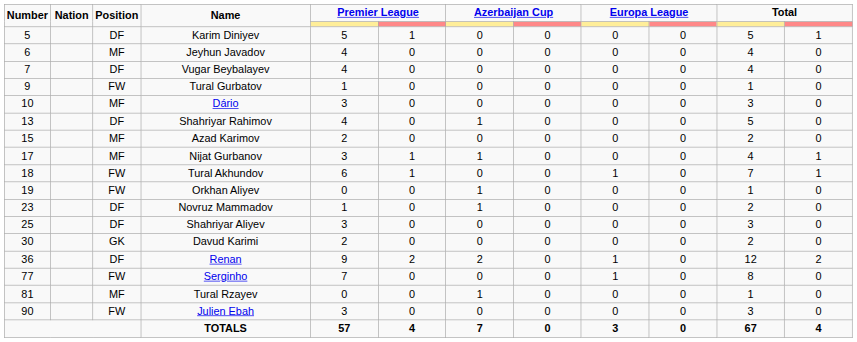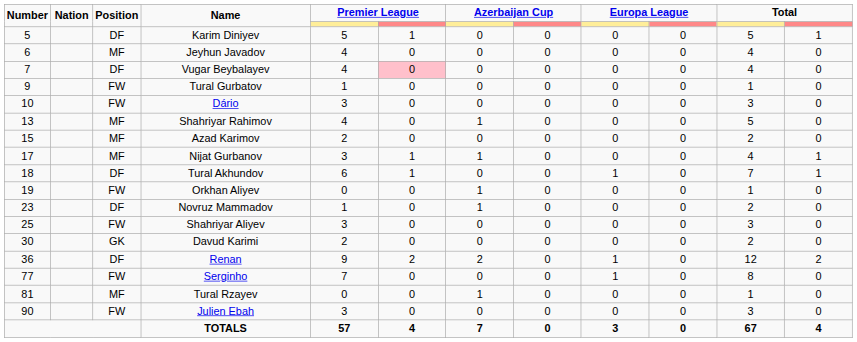(412, 69) no background -> (412, 69) pink background
(117, 104) MF -> (117, 104) FW
(117, 121) DF -> (117, 121) MF
(117, 173) FW -> (117, 173) DF
(117, 225) DF -> (117, 225) FW
